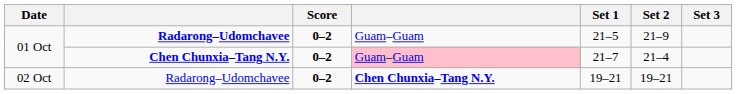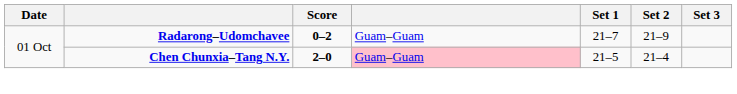(606, 36) 21–5 -> (606, 36) 21–7
(322, 57) 0–2 -> (322, 57) 2–0
(606, 57) 21–7 -> (606, 57) 21–5
- row: (34, 78)
